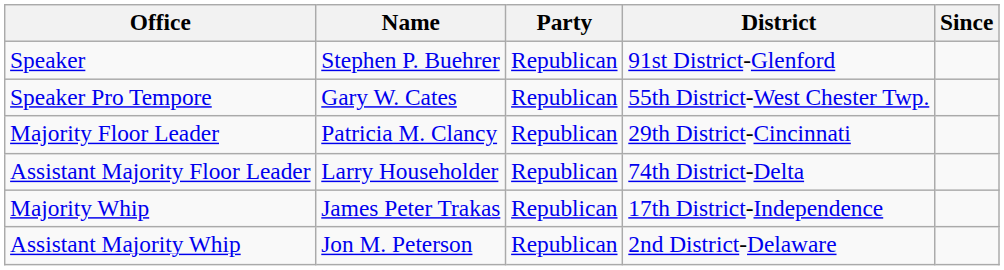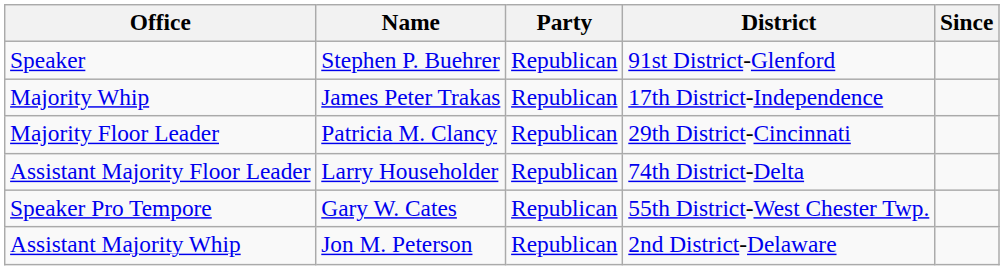rows swapped: (111, 97) <-> (80, 208)
